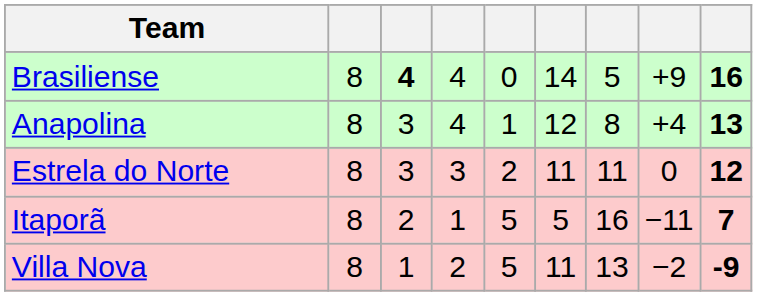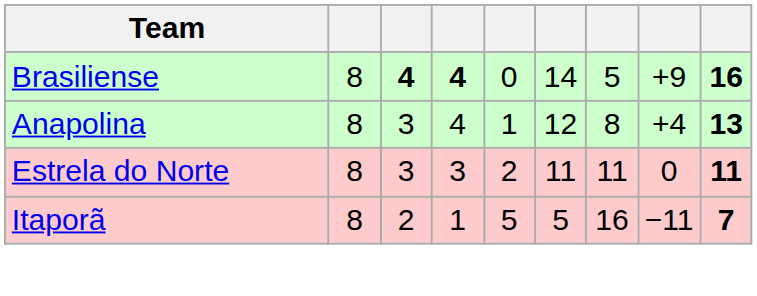(458, 76) normal -> (458, 76) bold
(726, 171) 12 -> (726, 171) 11
- row: (79, 266)
